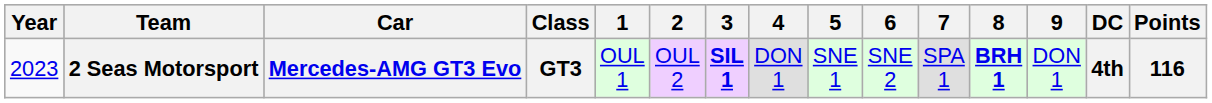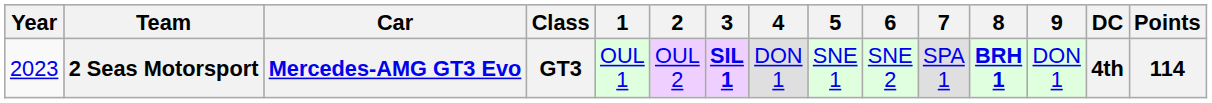(1167, 68) 116 -> (1167, 68) 114
